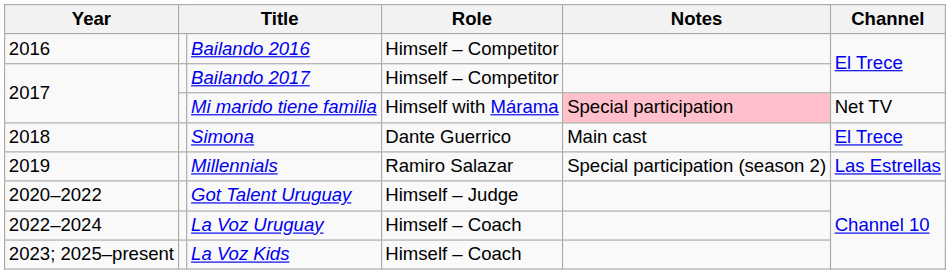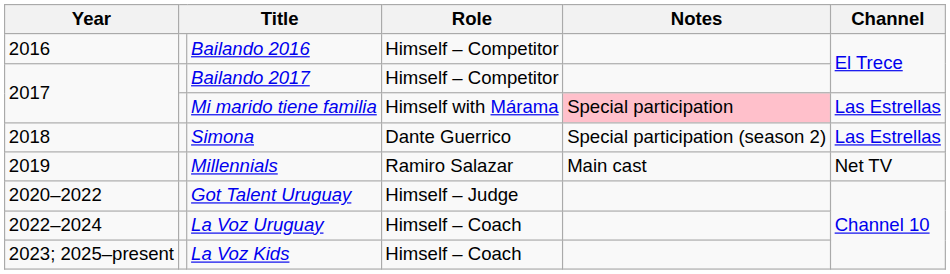(863, 107) Net TV -> (888, 107) Las Estrellas
(607, 136) Main cast -> (697, 136) Special participation (season 2)
(869, 136) El Trece -> (888, 136) Las Estrellas
(697, 166) Special participation (season 2) -> (607, 166) Main cast
(888, 166) Las Estrellas -> (863, 166) Net TV
